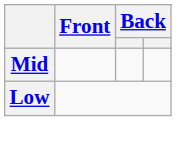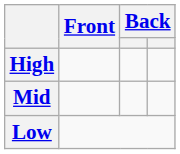+ row: (32, 64)
